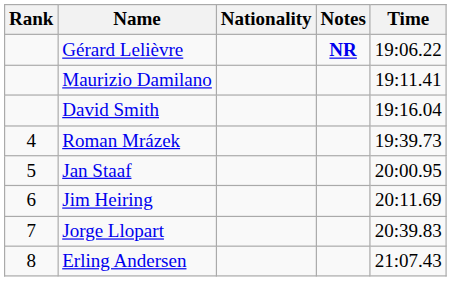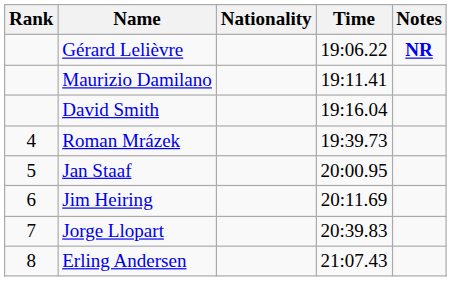columns swapped: (408, 19) <-> (343, 19)
